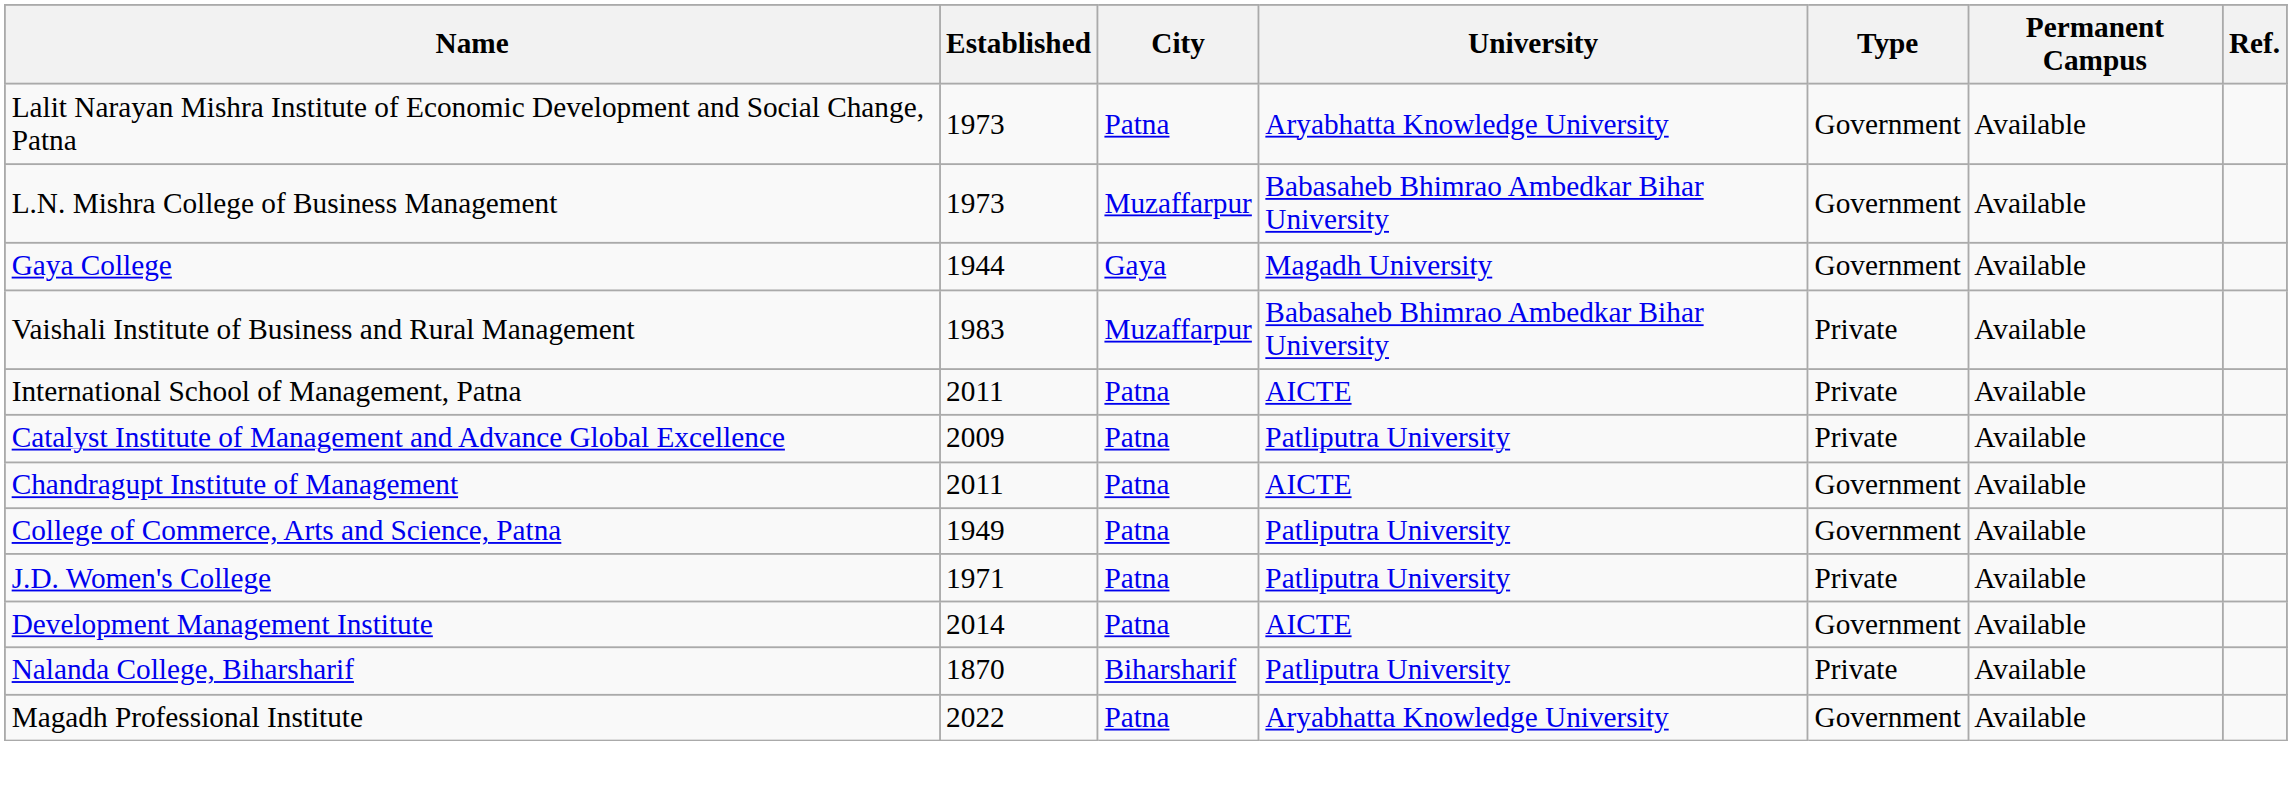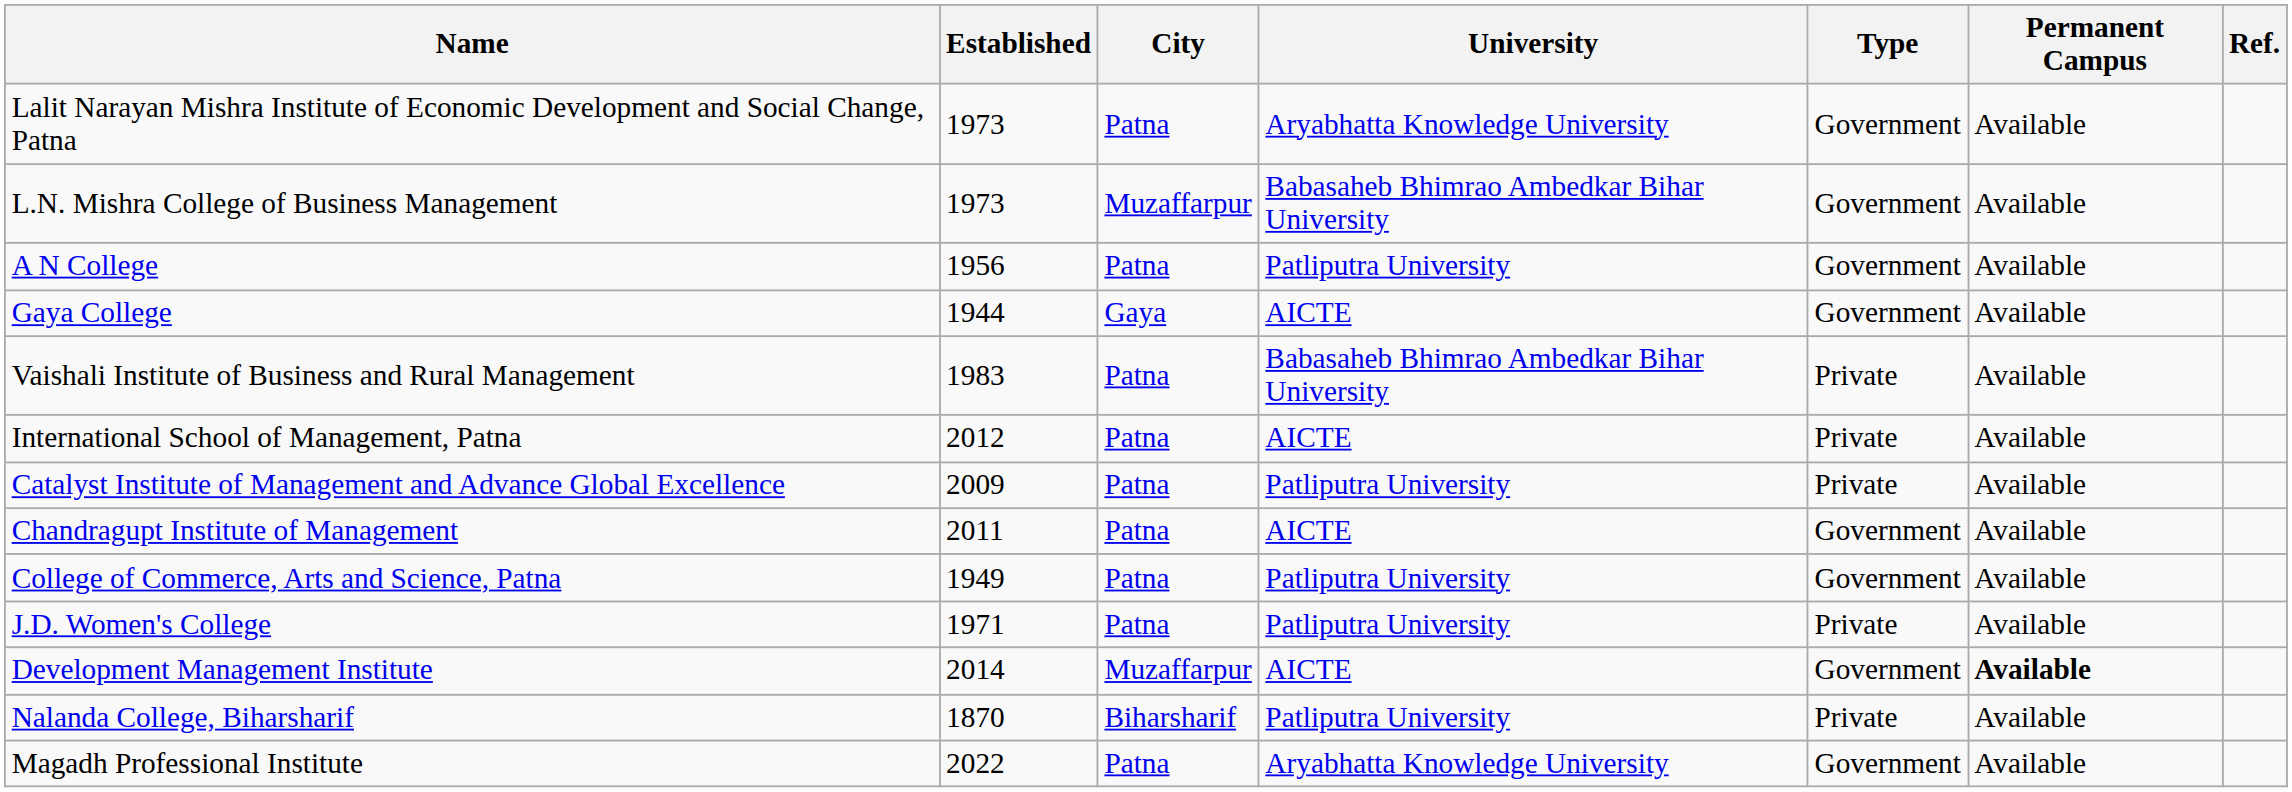+ row: (85, 265)
(1379, 265) Magadh University -> (1308, 312) AICTE
(1178, 328) Muzaffarpur -> (1137, 375) Patna
(975, 391) 2011 -> (975, 438) 2012
(1137, 623) Patna -> (1178, 670) Muzaffarpur
(2030, 623) normal -> (2033, 670) bold
